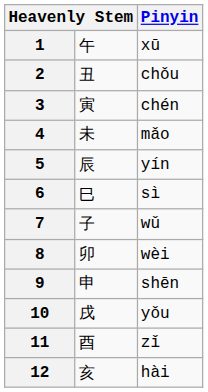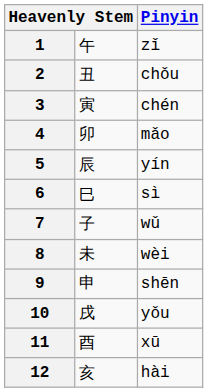(150, 46) xū -> (150, 46) zǐ
(87, 135) 未 -> (87, 135) 卯
(87, 254) 卯 -> (87, 254) 未
(150, 343) zǐ -> (150, 343) xū
